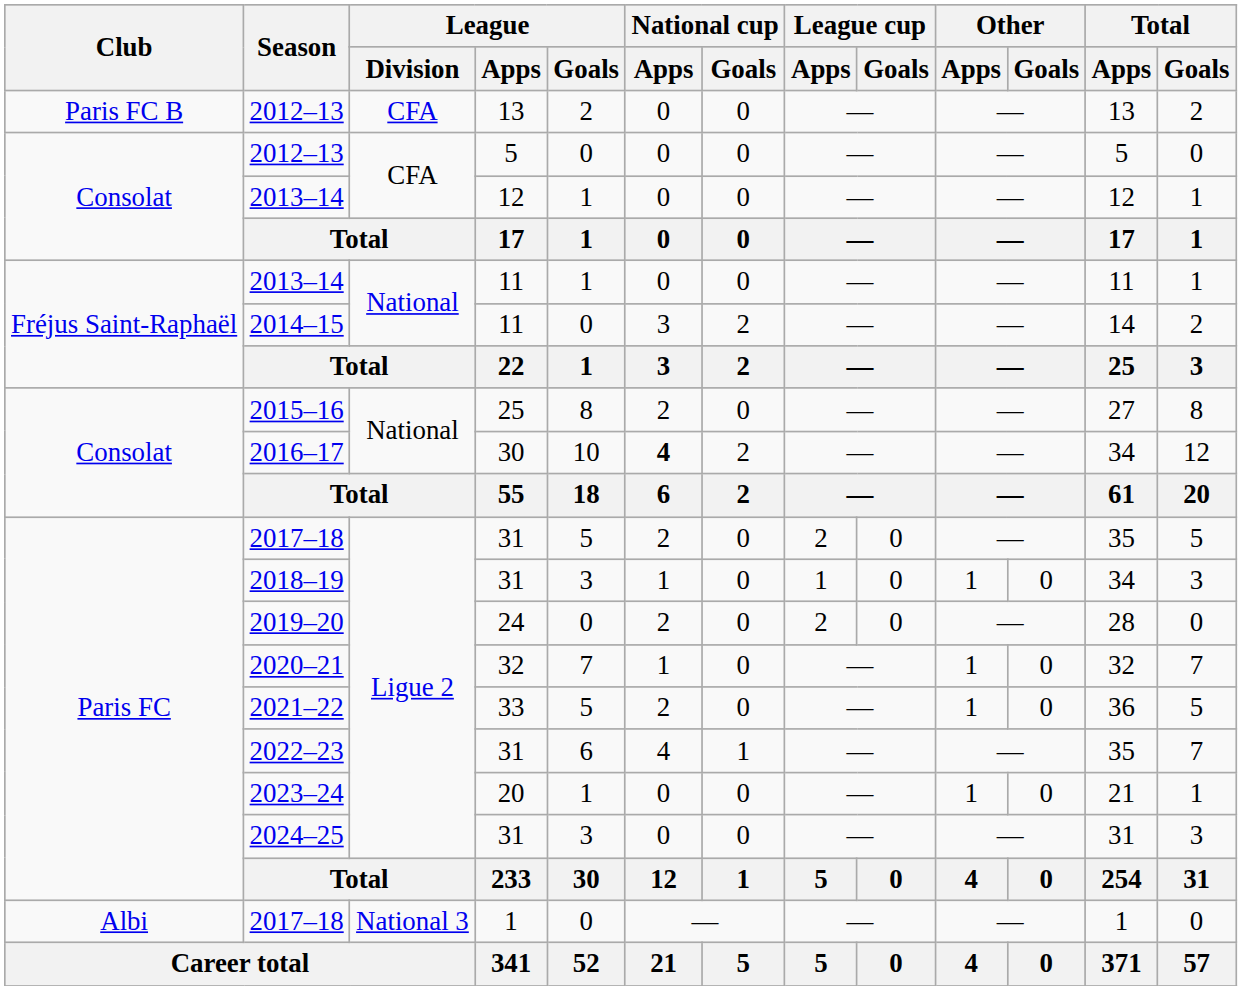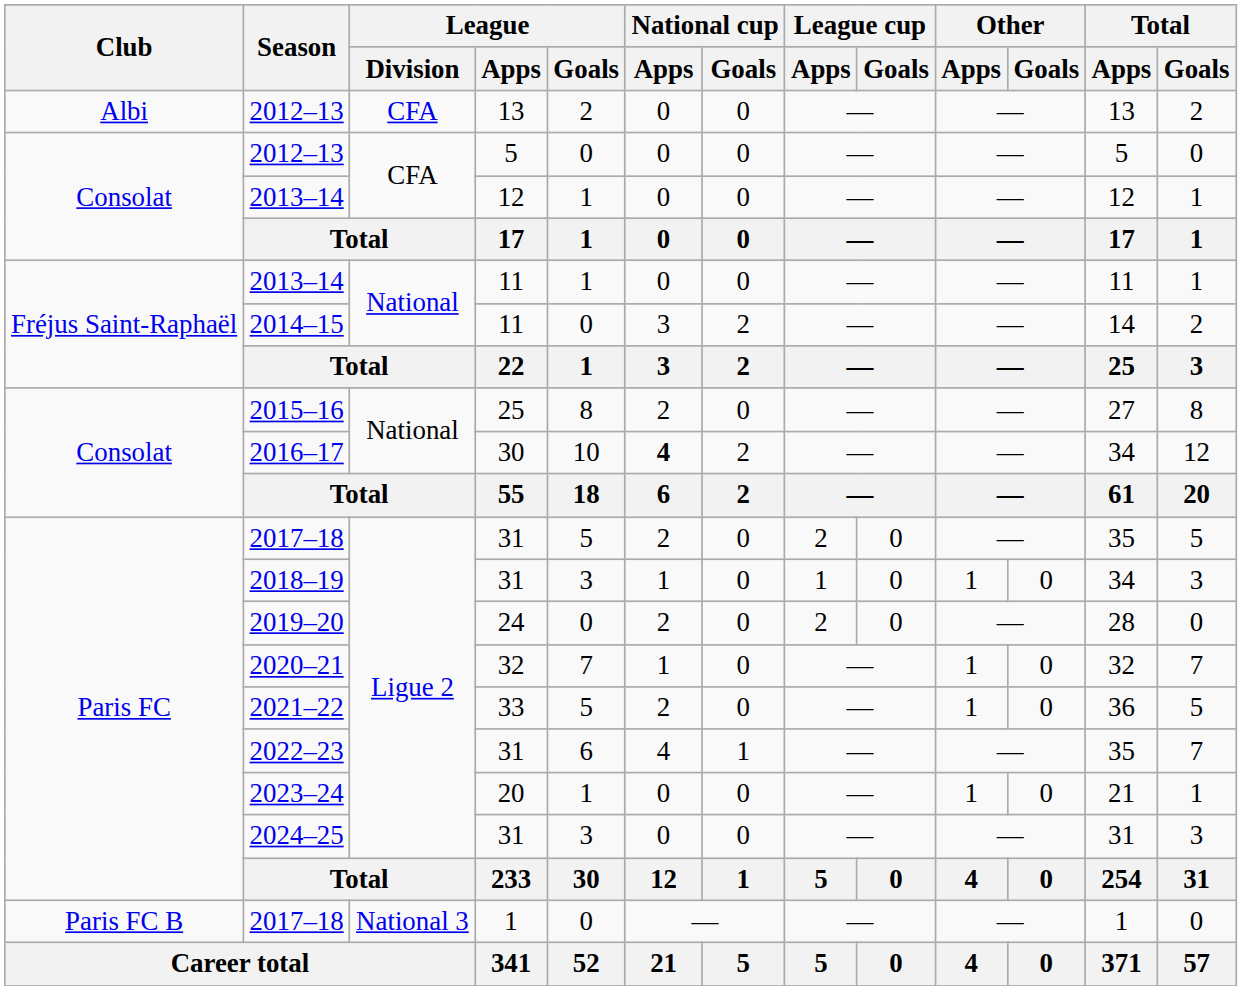(124, 111) Paris FC B -> (124, 111) Albi
(124, 921) Albi -> (124, 921) Paris FC B
